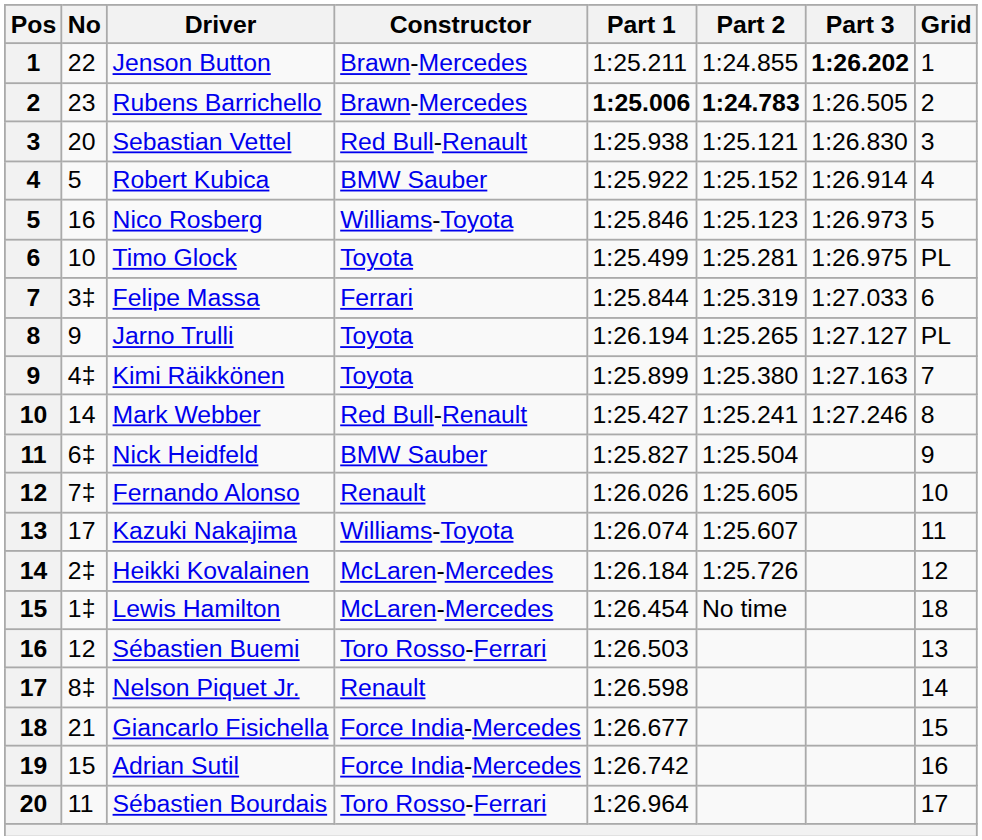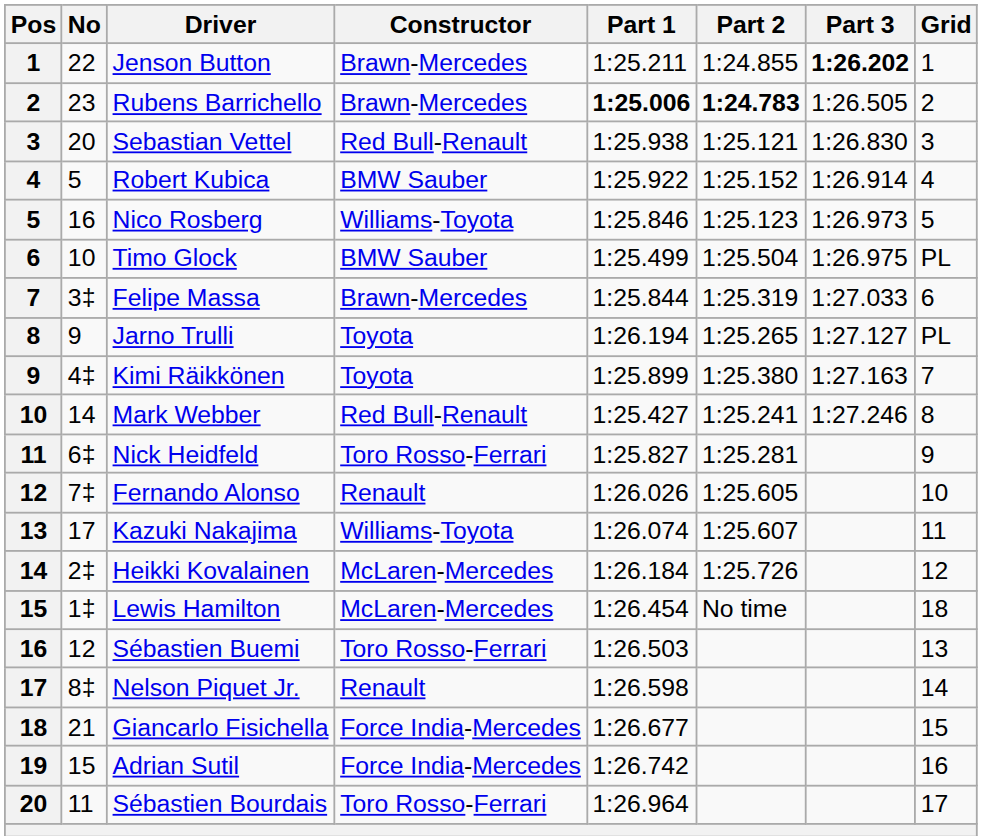(377, 258) Toyota -> (414, 258) BMW Sauber
(750, 258) 1:25.281 -> (750, 258) 1:25.504
(377, 297) Ferrari -> (434, 297) Brawn-Mercedes
(414, 453) BMW Sauber -> (443, 453) Toro Rosso-Ferrari
(750, 453) 1:25.504 -> (750, 453) 1:25.281
